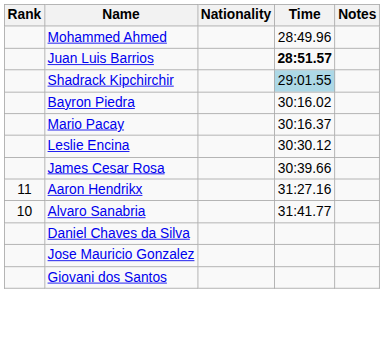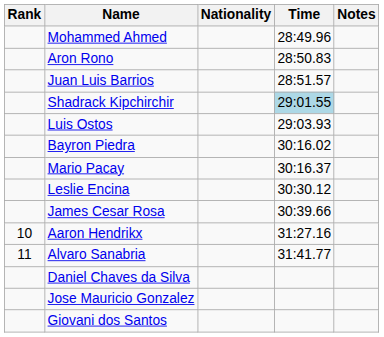+ row: (80, 59)
(305, 59) bold -> (304, 80) normal
+ row: (80, 124)
(24, 189) 11 -> (24, 233) 10
(24, 211) 10 -> (24, 255) 11
